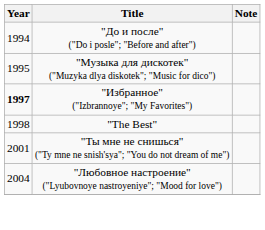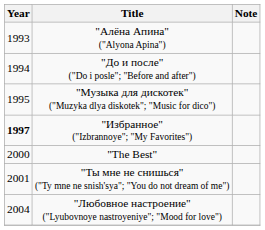+ row: (132, 37)
(18, 123) 1998 -> (18, 154) 2000
